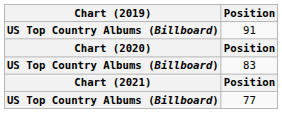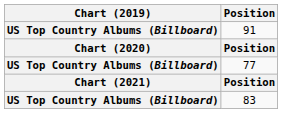rows swapped: (250, 100) <-> (250, 65)
